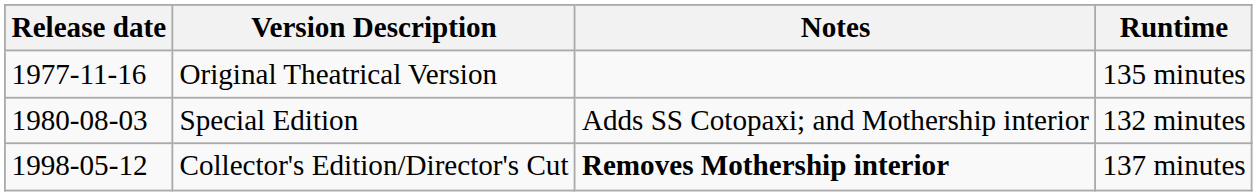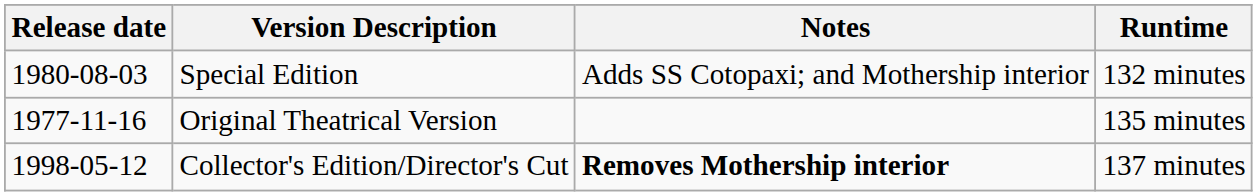rows swapped: (338, 73) <-> (269, 119)
